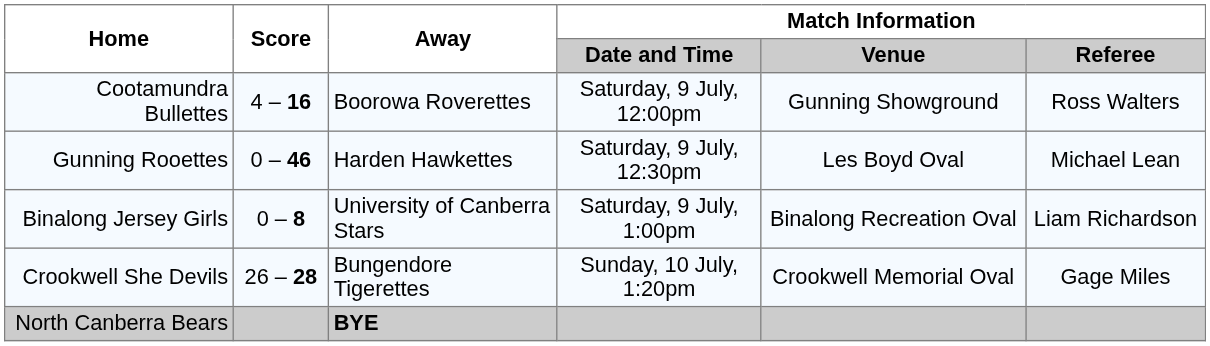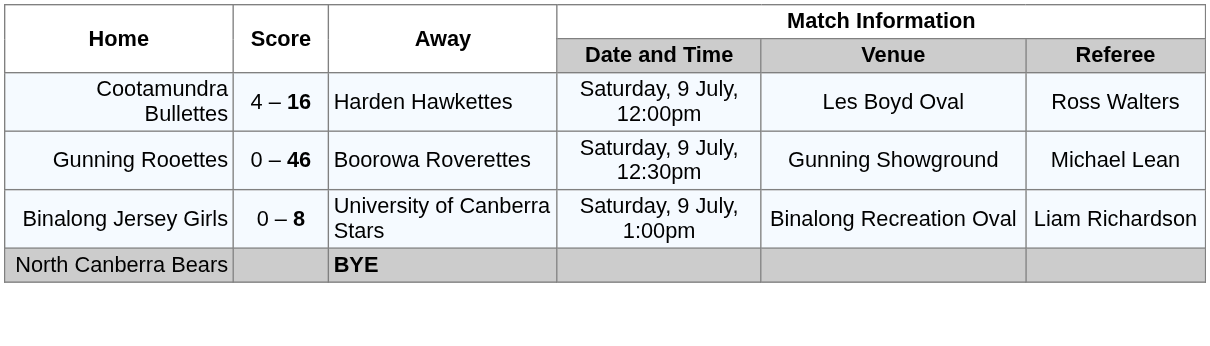(432, 101) Boorowa Roverettes -> (423, 101) Harden Hawkettes
(893, 101) Gunning Showground -> (893, 101) Les Boyd Oval
(423, 160) Harden Hawkettes -> (432, 160) Boorowa Roverettes
(893, 160) Les Boyd Oval -> (893, 160) Gunning Showground
- row: (125, 277)
